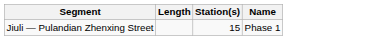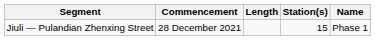+ column: (200, 12)
